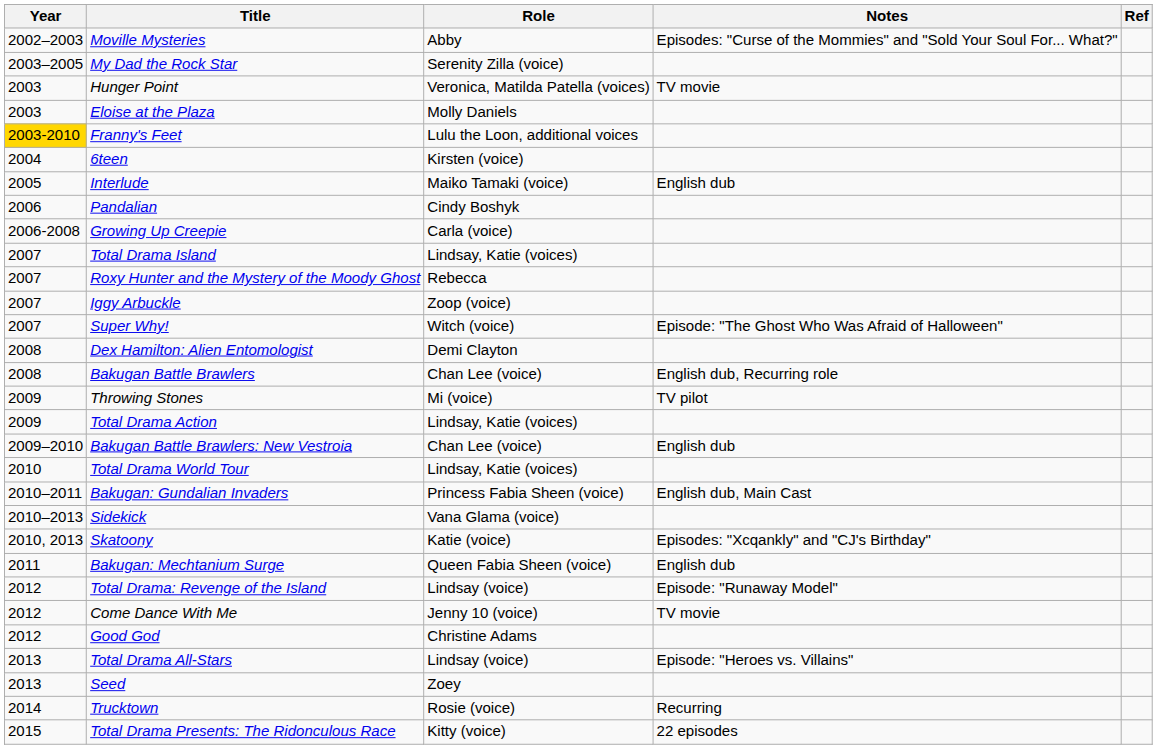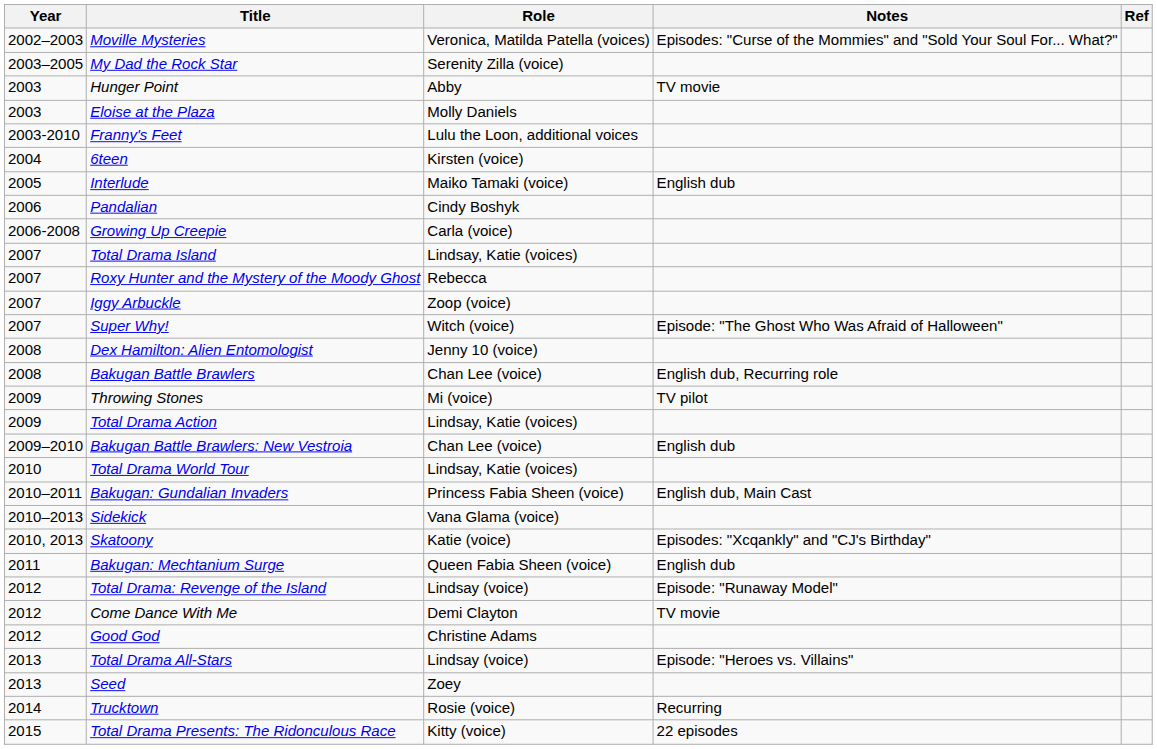(444, 40) Abby -> (538, 40) Veronica, Matilda Patella (voices)
(538, 87) Veronica, Matilda Patella (voices) -> (444, 87) Abby
(44, 135) gold background -> (44, 135) no background
(472, 350) Demi Clayton -> (482, 350) Jenny 10 (voice)
(482, 612) Jenny 10 (voice) -> (472, 612) Demi Clayton
